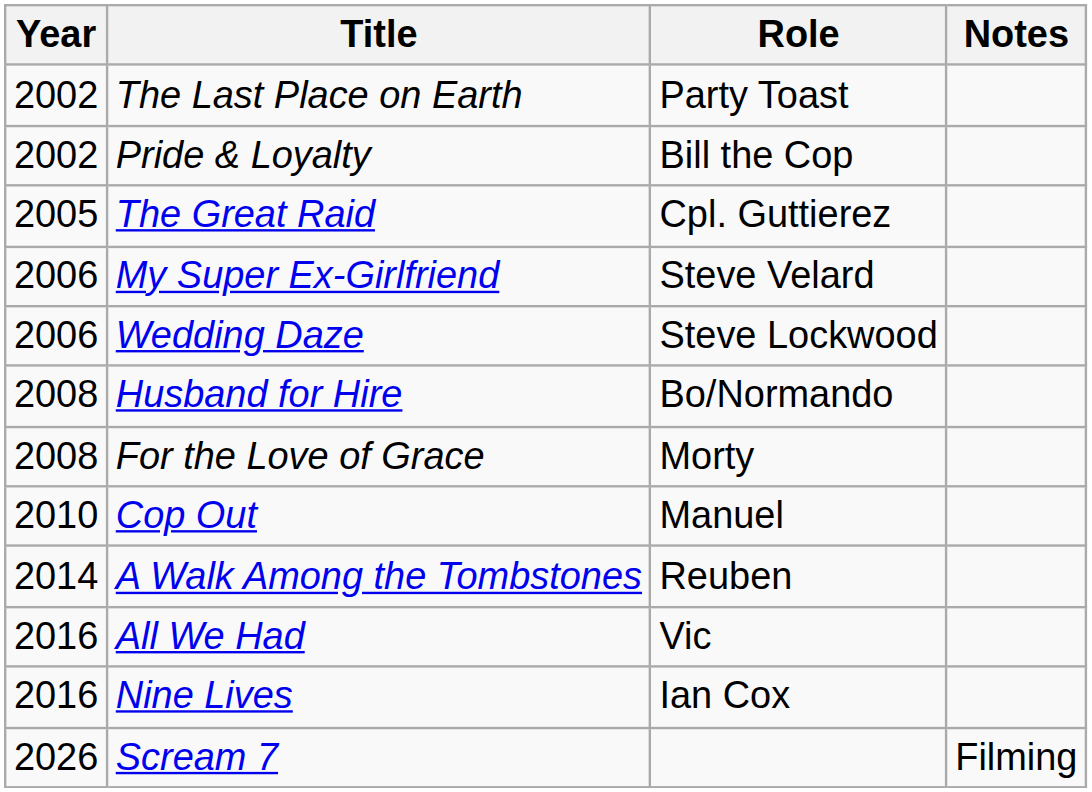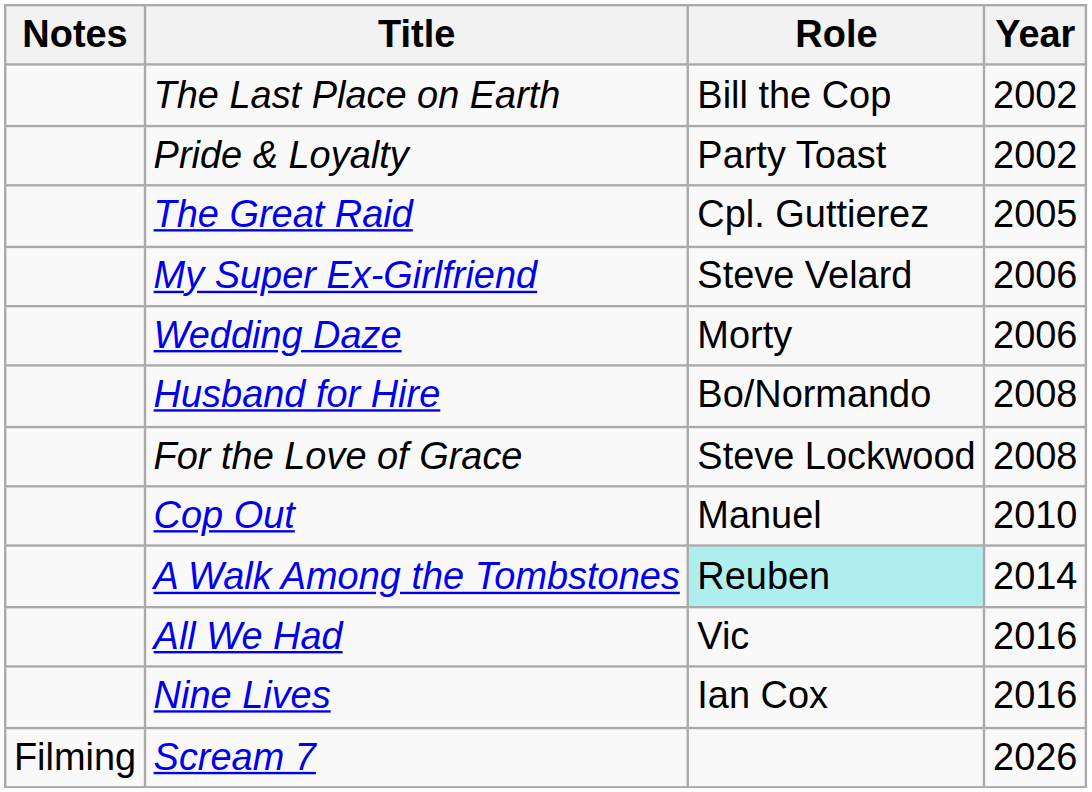columns swapped: (56, 34) <-> (1016, 34)
(754, 94) Party Toast -> (794, 94) Bill the Cop
(756, 154) Bill the Cop -> (792, 154) Party Toast
(799, 335) Steve Lockwood -> (745, 335) Morty
(707, 455) Morty -> (836, 455) Steve Lockwood
(726, 575) no background -> (764, 575) paleturquoise background
